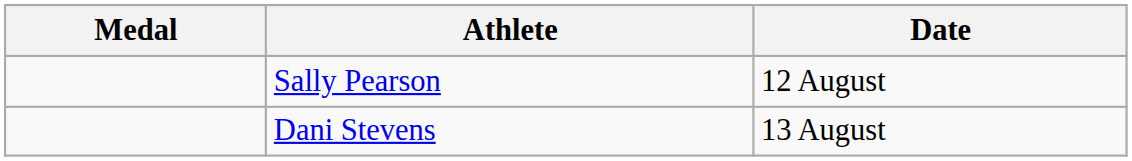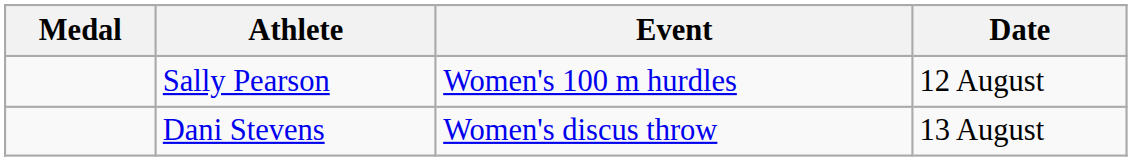+ column: (674, 30)
